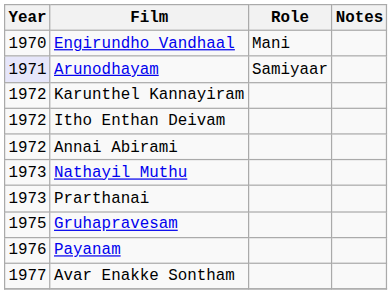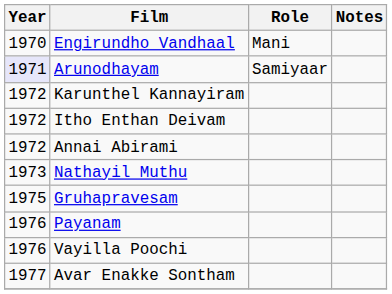- row: (102, 198)
+ row: (121, 250)
